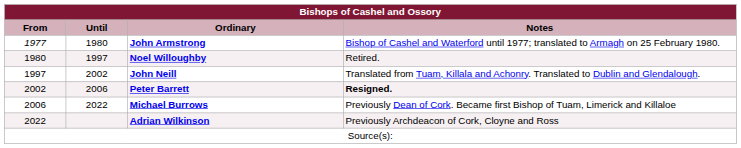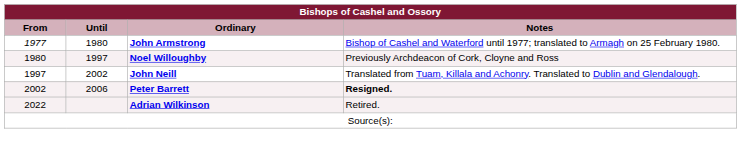(363, 58) Retired. -> (452, 58) Previously Archdeacon of Cork, Cloyne and Ross
- row: (169, 105)
(452, 120) Previously Archdeacon of Cork, Cloyne and Ross -> (363, 105) Retired.
